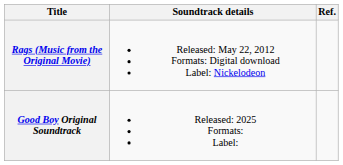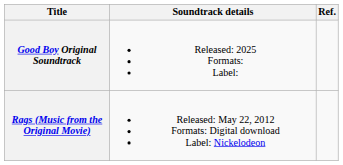rows swapped: (57, 55) <-> (57, 125)
